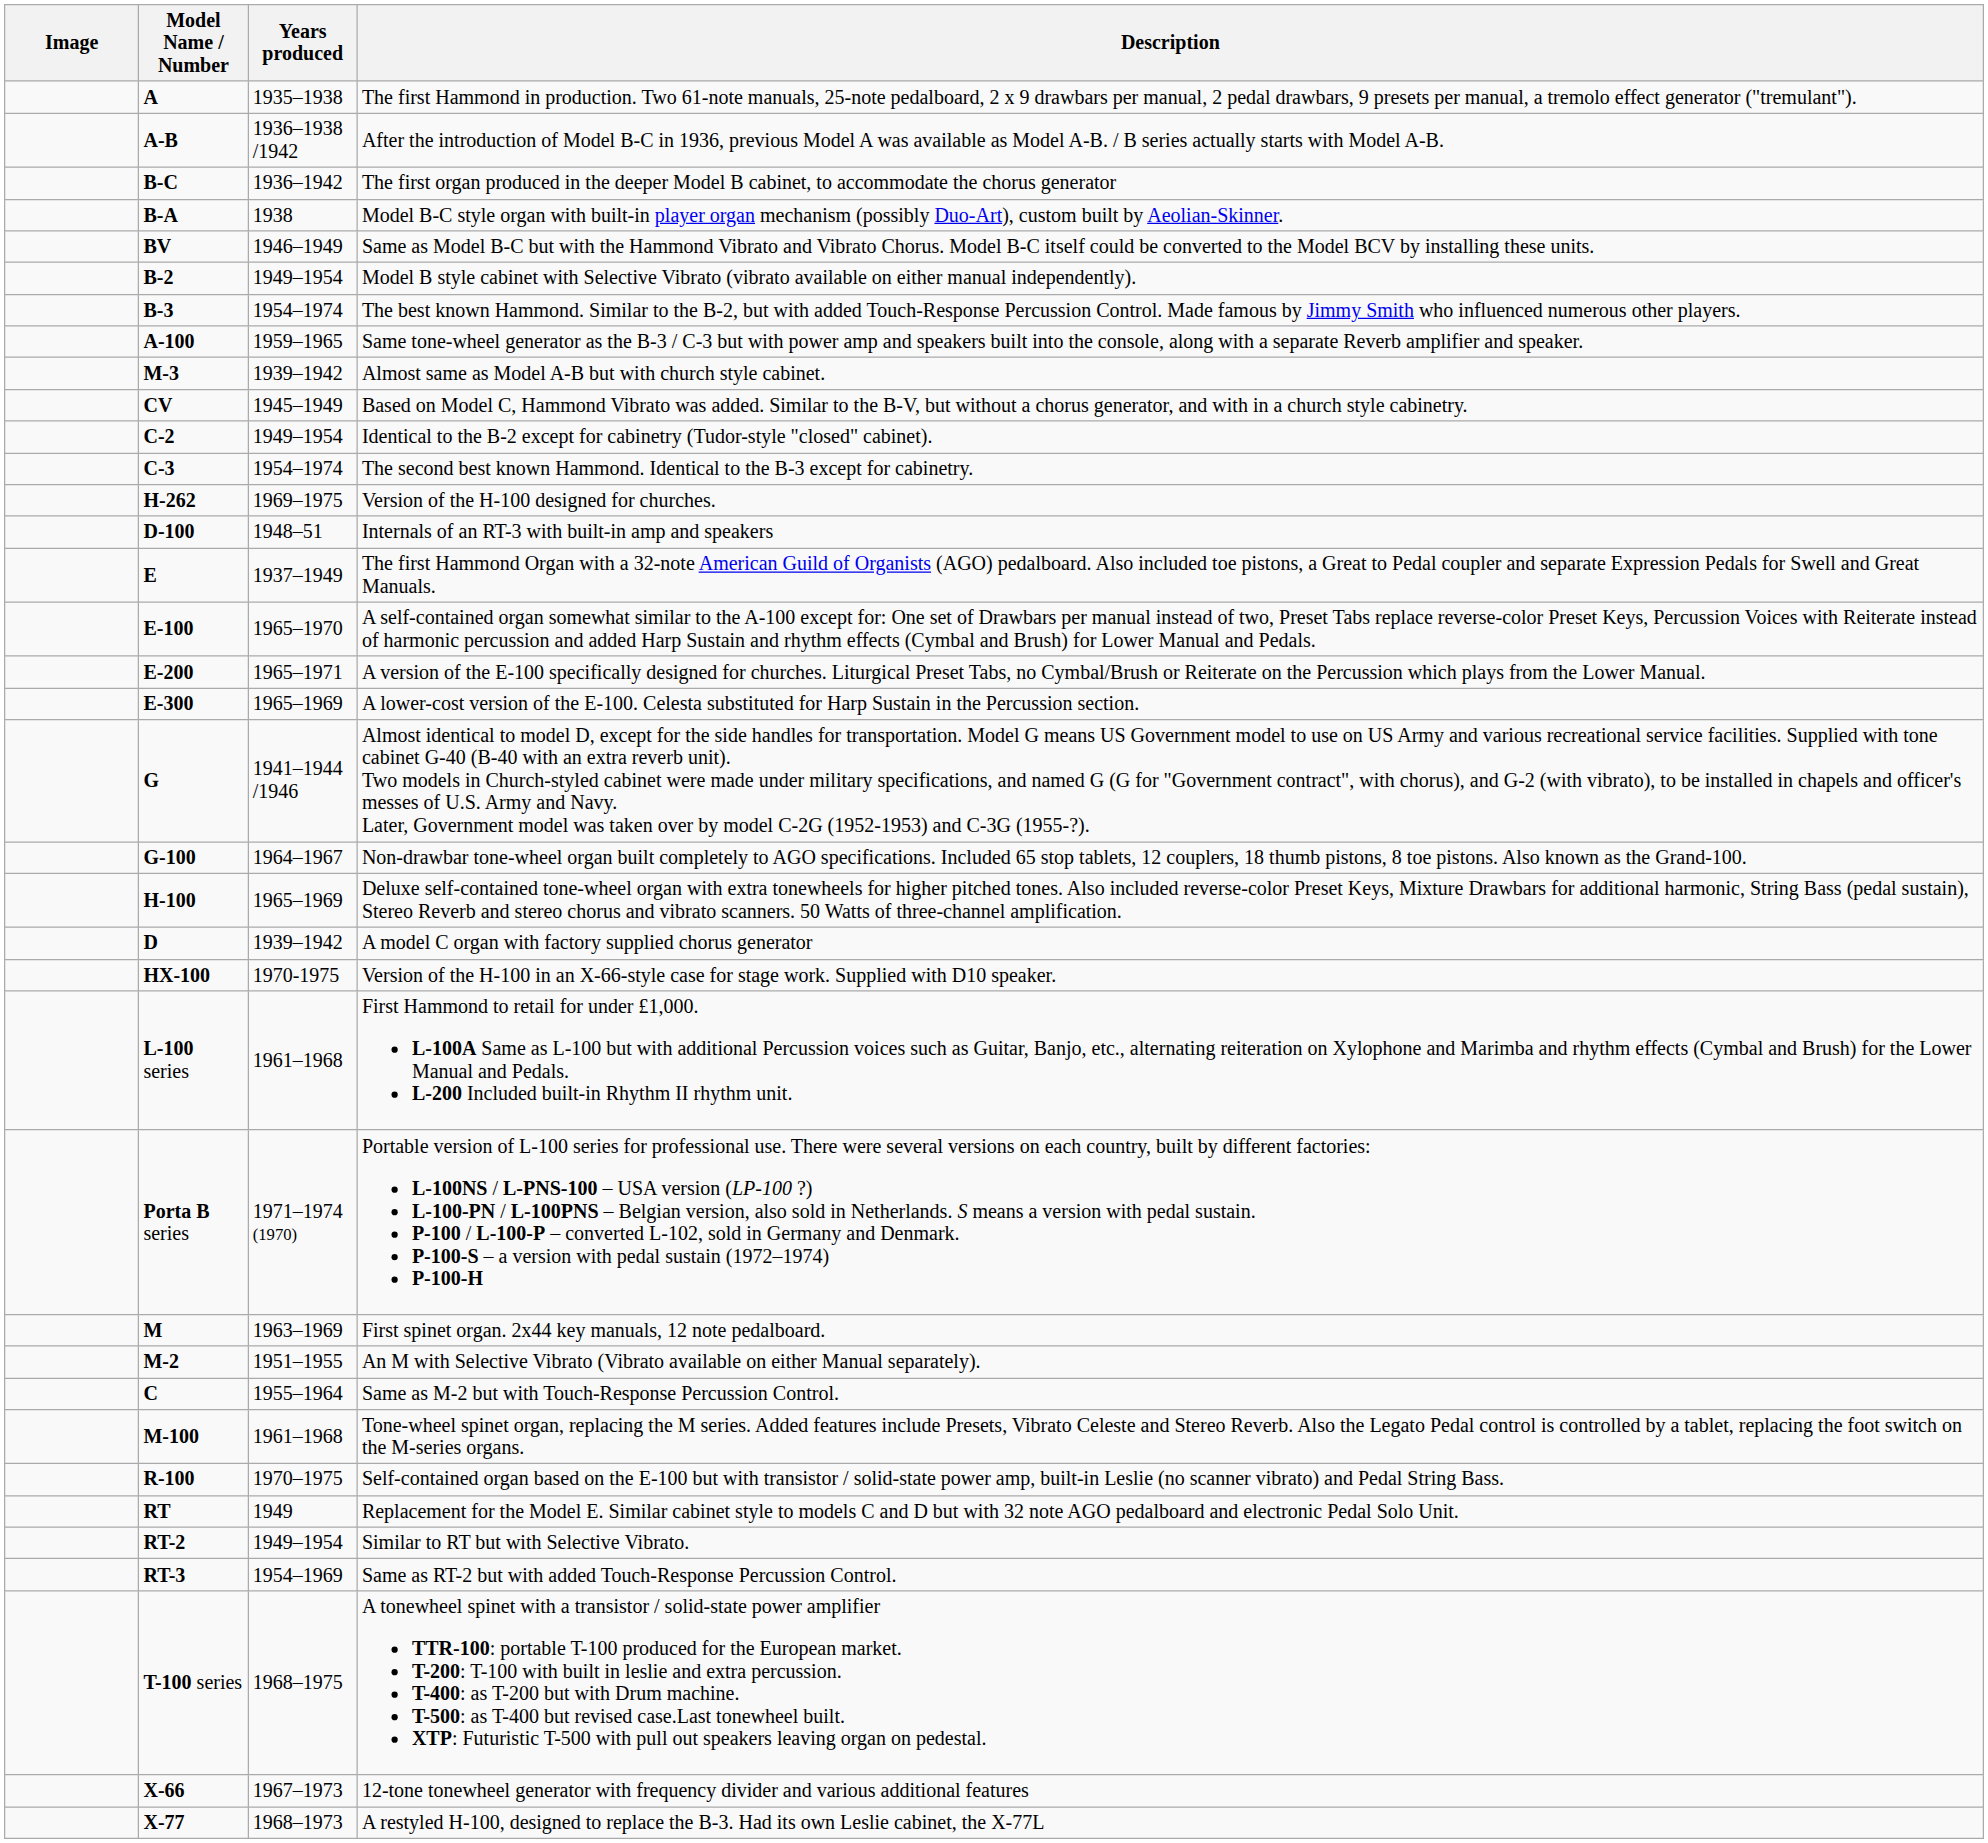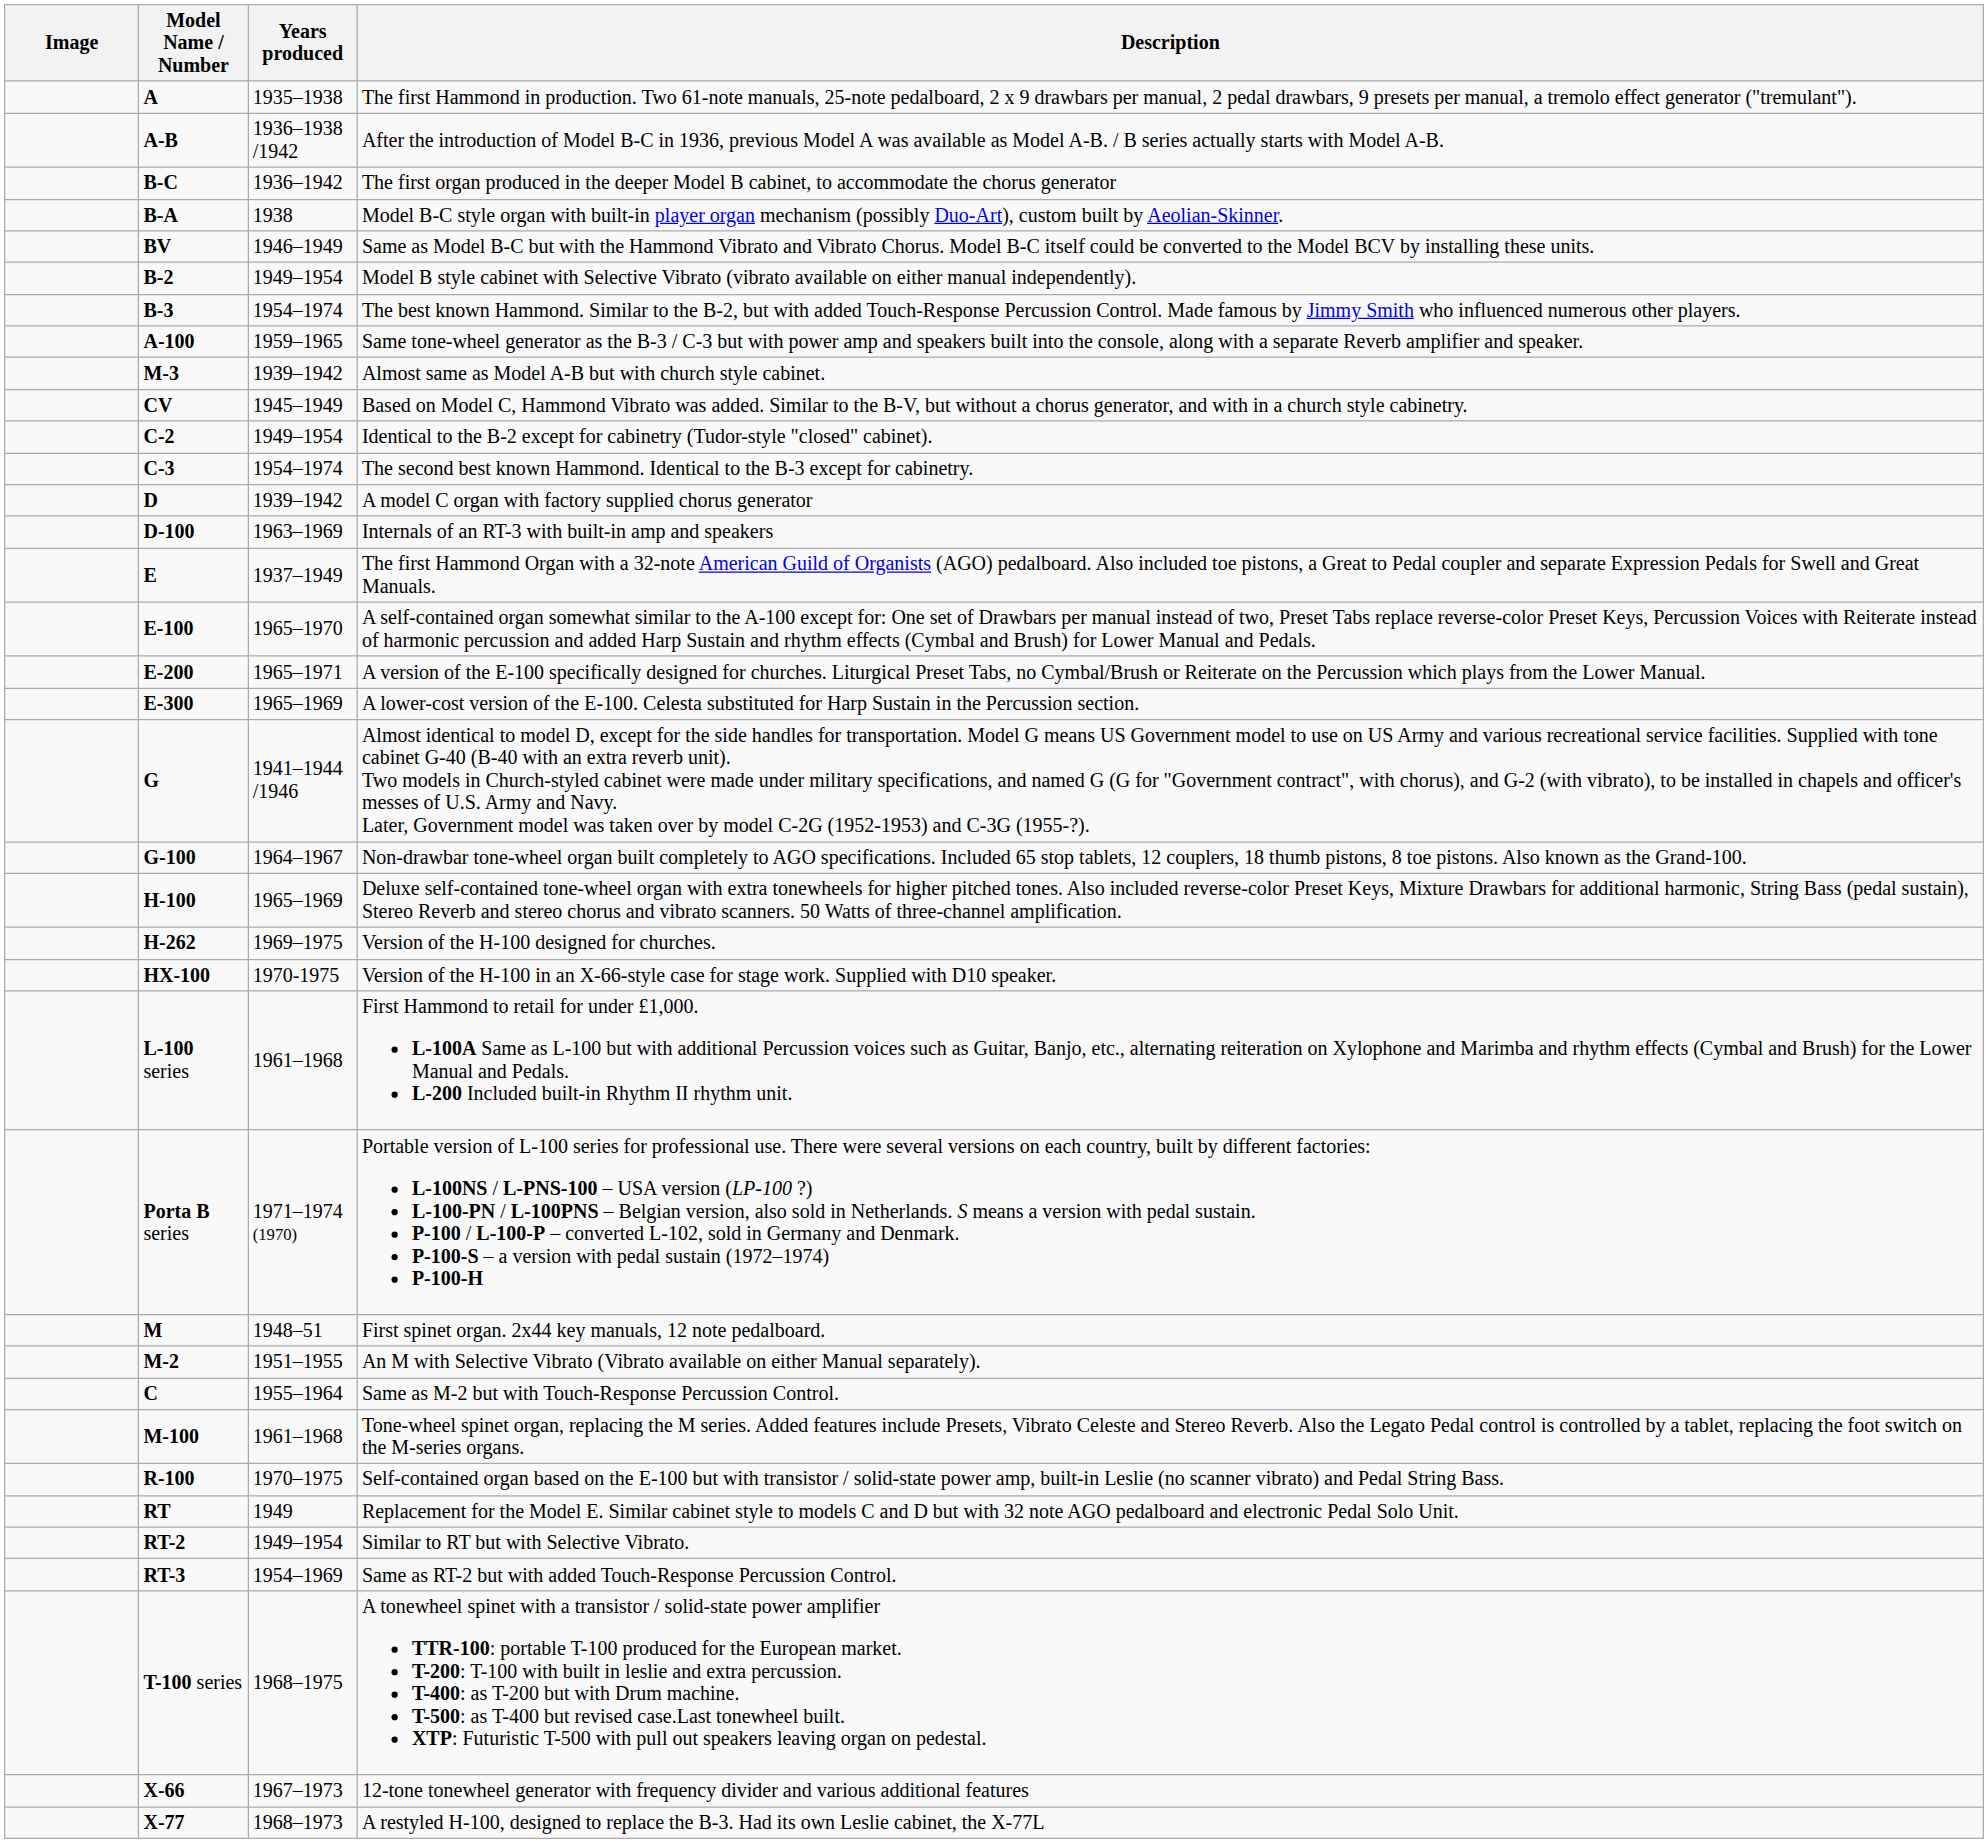rows swapped: (587, 943) <-> (539, 500)
(288, 531) 1948–51 -> (298, 531) 1963–1969
(298, 1330) 1963–1969 -> (288, 1330) 1948–51
